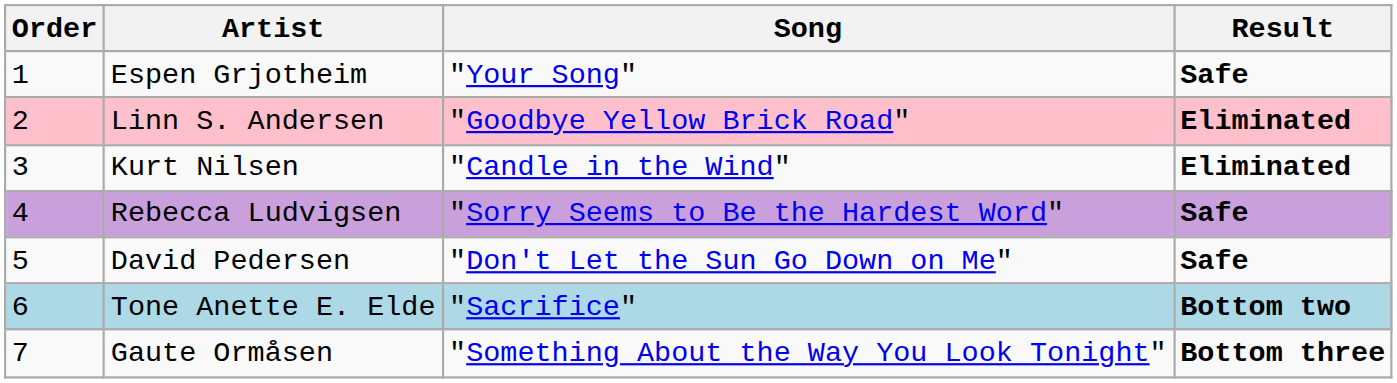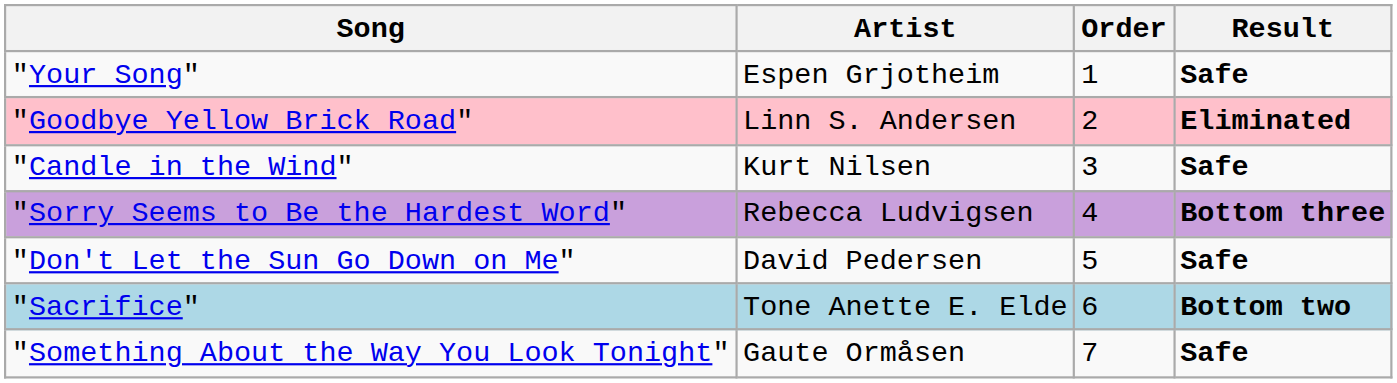columns swapped: (55, 28) <-> (808, 28)
(1266, 167) Eliminated -> (1214, 167) Safe
(1214, 214) Safe -> (1283, 214) Bottom three
(1283, 353) Bottom three -> (1214, 353) Safe
